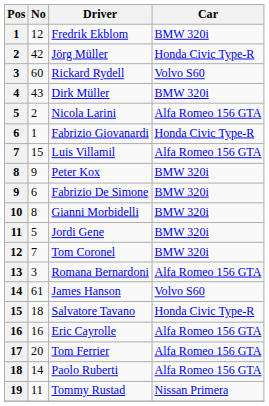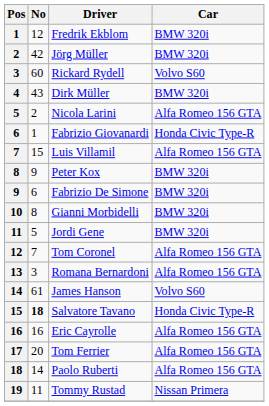(204, 53) Honda Civic Type-R -> (182, 53) BMW 320i
(182, 252) BMW 320i -> (208, 252) Alfa Romeo 156 GTA
(37, 311) normal -> (37, 311) bold
